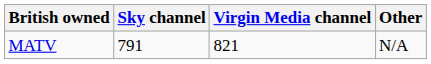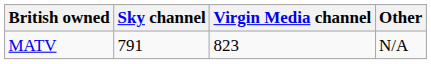(226, 44) 821 -> (226, 44) 823
